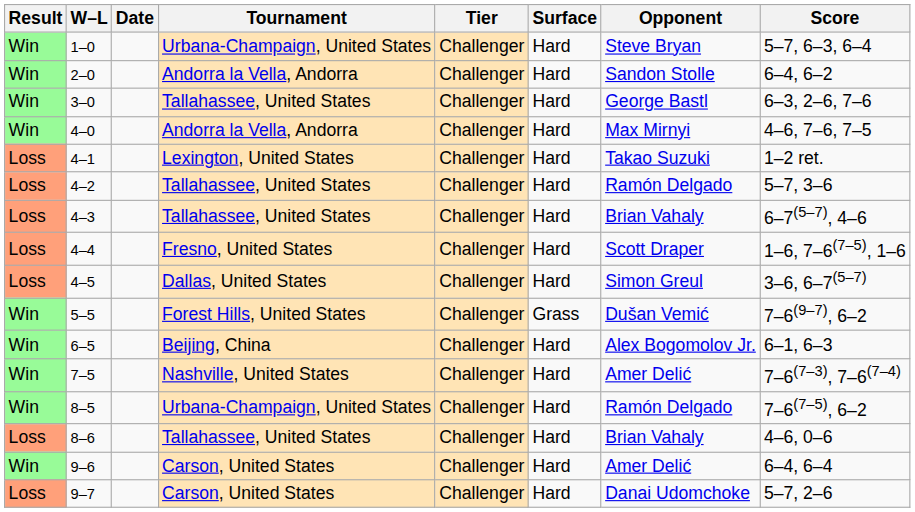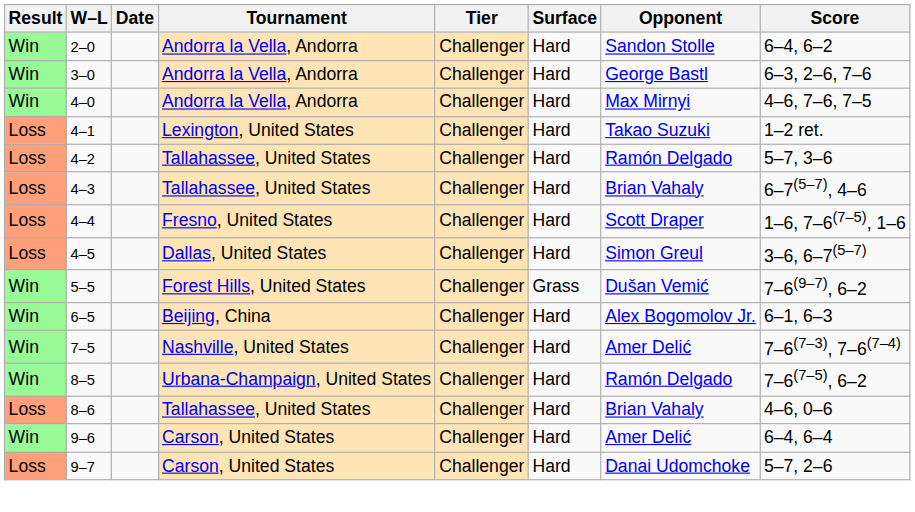- row: (83, 47)
(266, 102) Tallahassee, United States -> (260, 74) Andorra la Vella, Andorra
